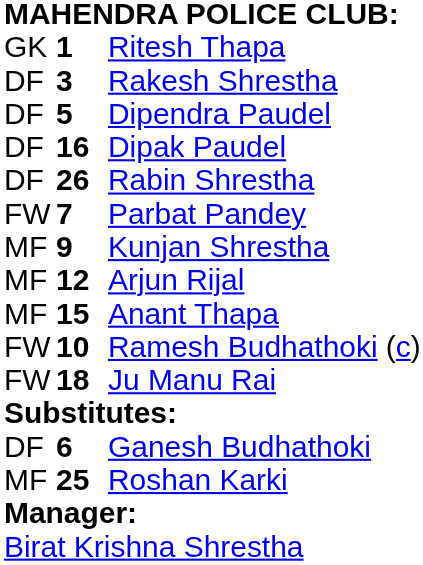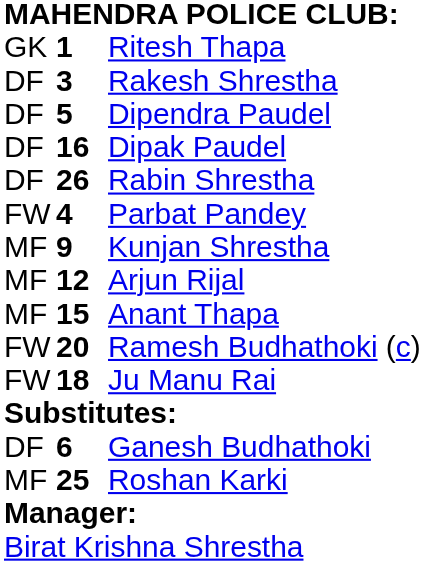(64, 213) 7 -> (64, 213) 4
(73, 346) 10 -> (73, 346) 20
